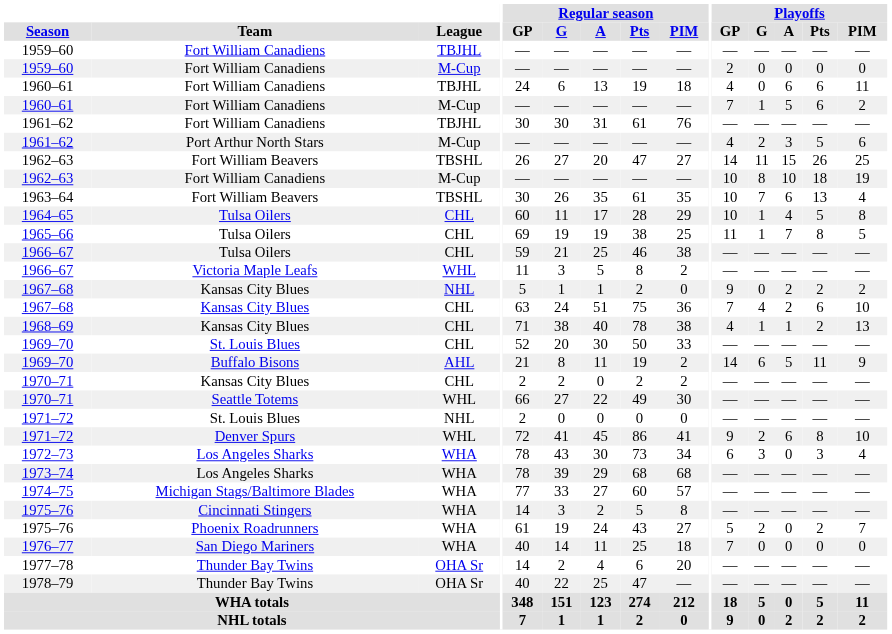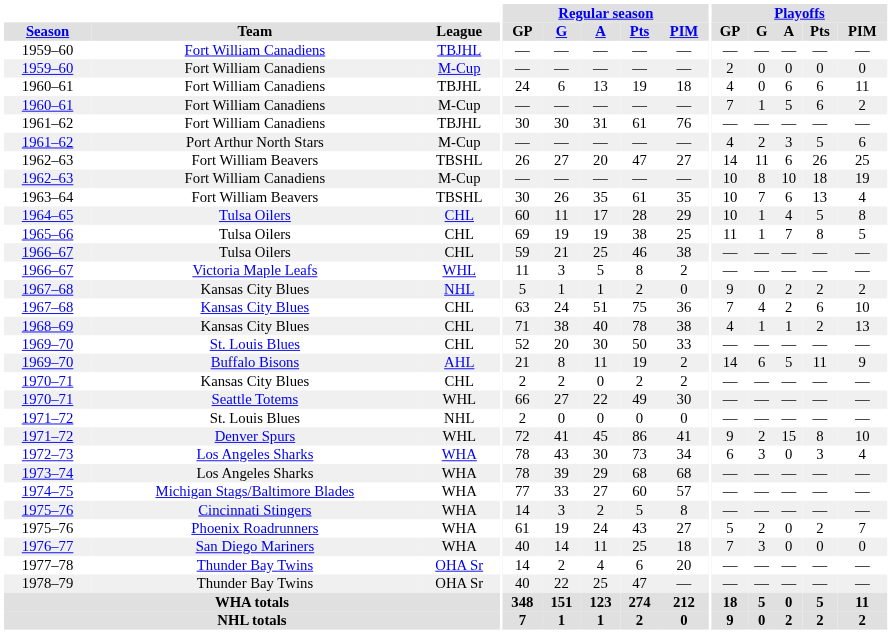(789, 160) 15 -> (789, 160) 6
(789, 436) 6 -> (789, 436) 15
(762, 546) 0 -> (762, 546) 3
